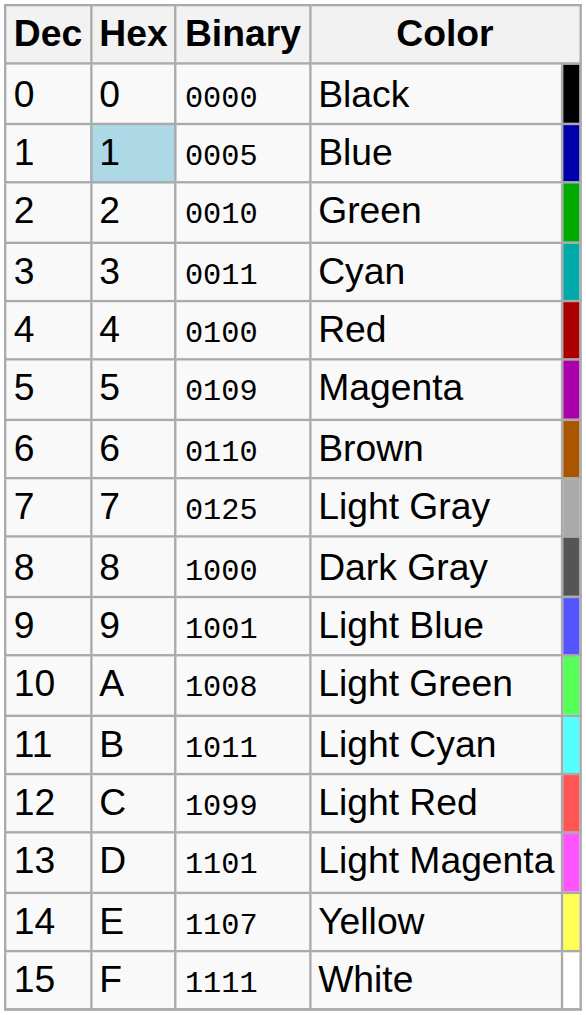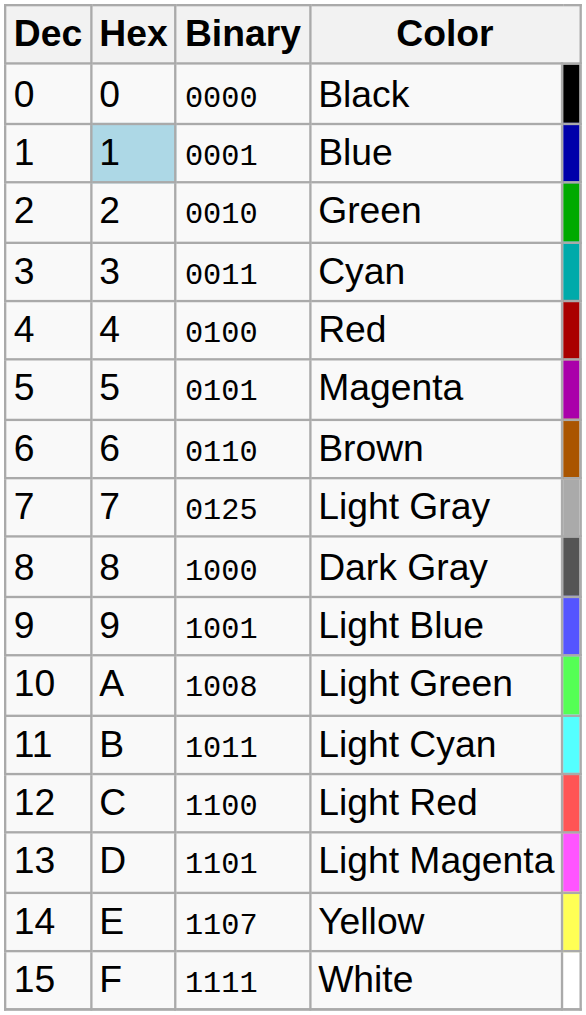(221, 156) 0005 -> (221, 156) 0001
(221, 393) 0109 -> (221, 393) 0101
(221, 807) 1099 -> (221, 807) 1100
